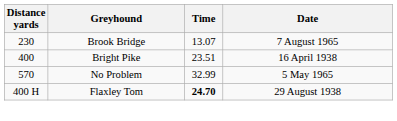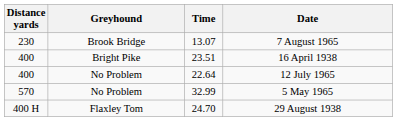+ row: (308, 74)
(204, 91) bold -> (204, 108) normal
